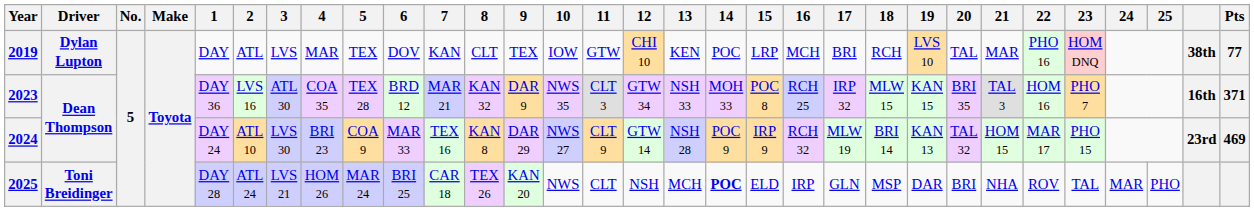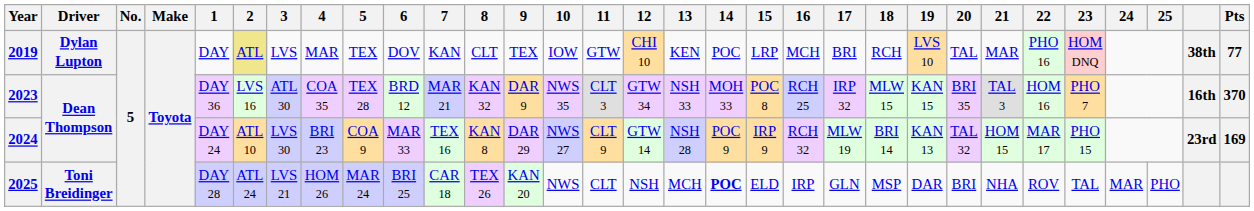(250, 52) no background -> (250, 52) khaki background
(1235, 96) 371 -> (1235, 96) 370
(1235, 140) 469 -> (1235, 140) 169
